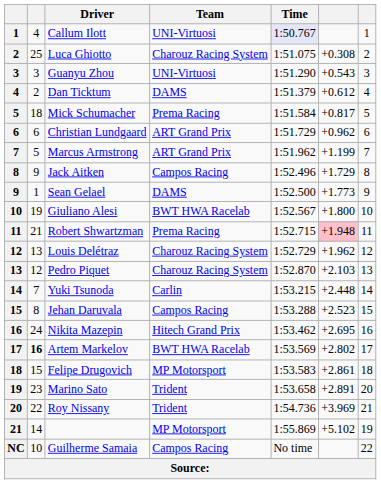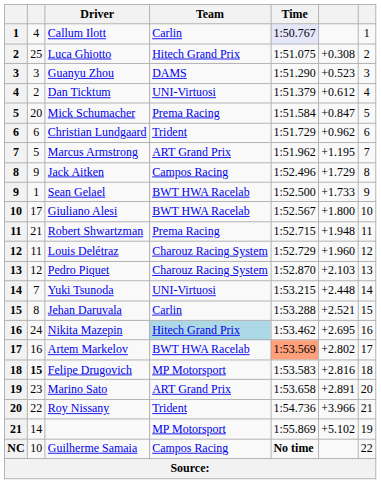(184, 33) UNI-Virtuosi -> (167, 33) Carlin
(210, 53) Charouz Racing System -> (196, 53) Hitech Grand Prix
(184, 73) UNI-Virtuosi -> (169, 73) DAMS
(338, 73) +0.543 -> (338, 73) +0.523
(169, 92) DAMS -> (184, 92) UNI-Virtuosi
(36, 112) 18 -> (36, 112) 20
(338, 112) +0.817 -> (338, 112) +0.847
(192, 132) ART Grand Prix -> (170, 132) Trident
(338, 152) +1.199 -> (338, 152) +1.195
(169, 191) DAMS -> (201, 191) BWT HWA Racelab
(338, 191) +1.773 -> (338, 191) +1.733
(36, 211) 19 -> (36, 211) 17
(338, 231) pink background -> (338, 231) no background
(36, 250) 13 -> (36, 250) 11
(338, 250) +1.962 -> (338, 250) +1.960
(167, 290) Carlin -> (184, 290) UNI-Virtuosi
(190, 310) Campos Racing -> (167, 310) Carlin
(338, 310) +2.523 -> (338, 310) +2.521
(196, 329) no background -> (196, 329) lightblue background
(36, 349) bold -> (36, 349) normal
(295, 349) no background -> (295, 349) lightsalmon background
(36, 369) normal -> (36, 369) bold
(338, 369) +2.861 -> (338, 369) +2.816
(170, 389) Trident -> (192, 389) ART Grand Prix
(338, 408) +3.969 -> (338, 408) +3.966
(293, 448) normal -> (294, 448) bold
